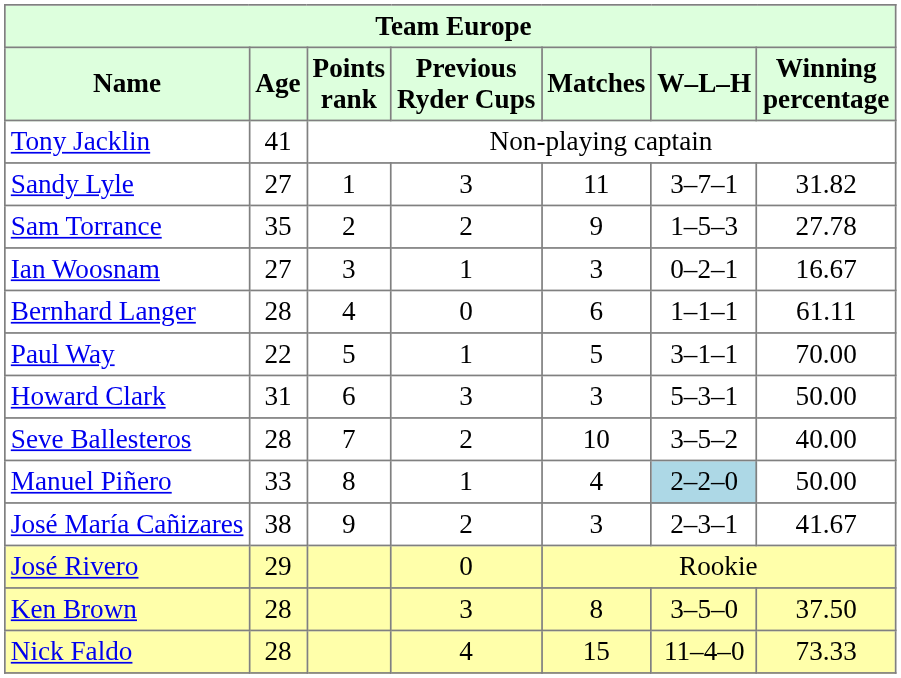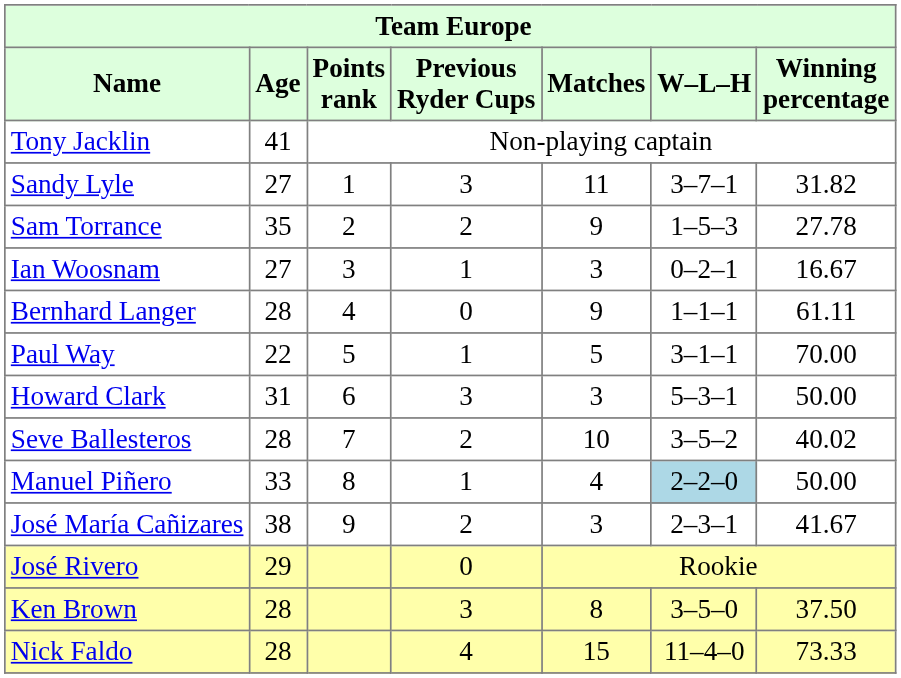(596, 311) 6 -> (596, 311) 9
(826, 438) 40.00 -> (826, 438) 40.02
